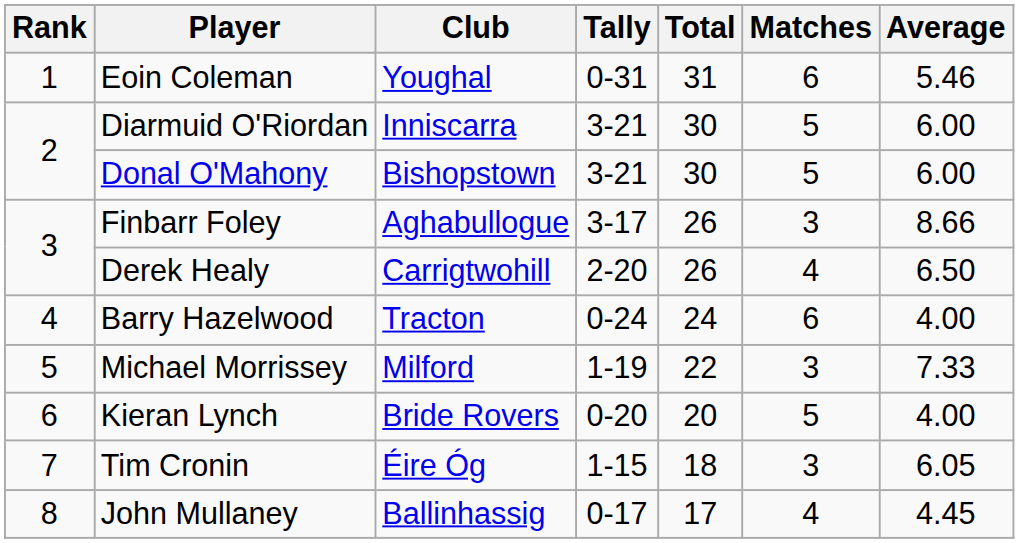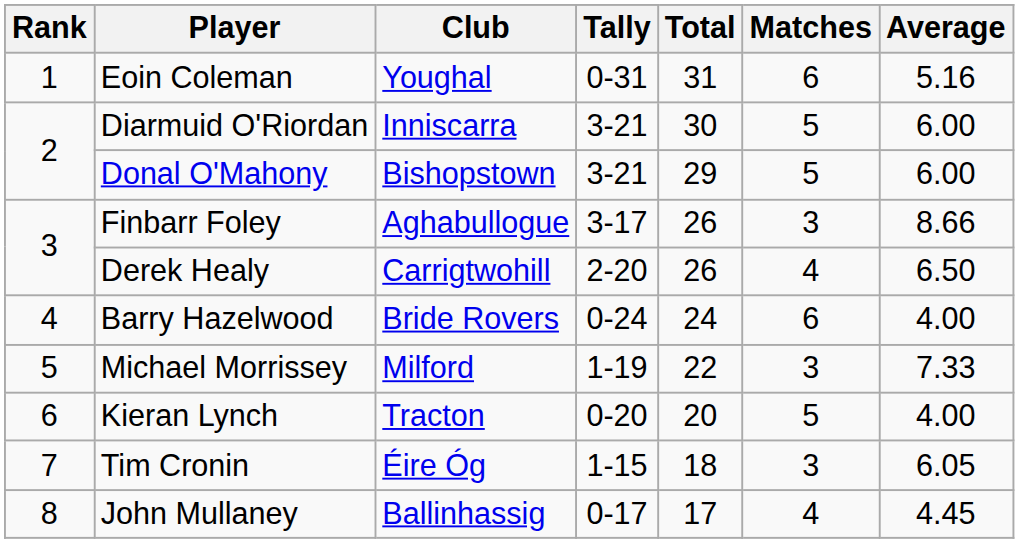(946, 77) 5.46 -> (946, 77) 5.16
(700, 174) 30 -> (700, 174) 29
(434, 319) Tracton -> (471, 319) Bride Rovers
(471, 416) Bride Rovers -> (434, 416) Tracton
